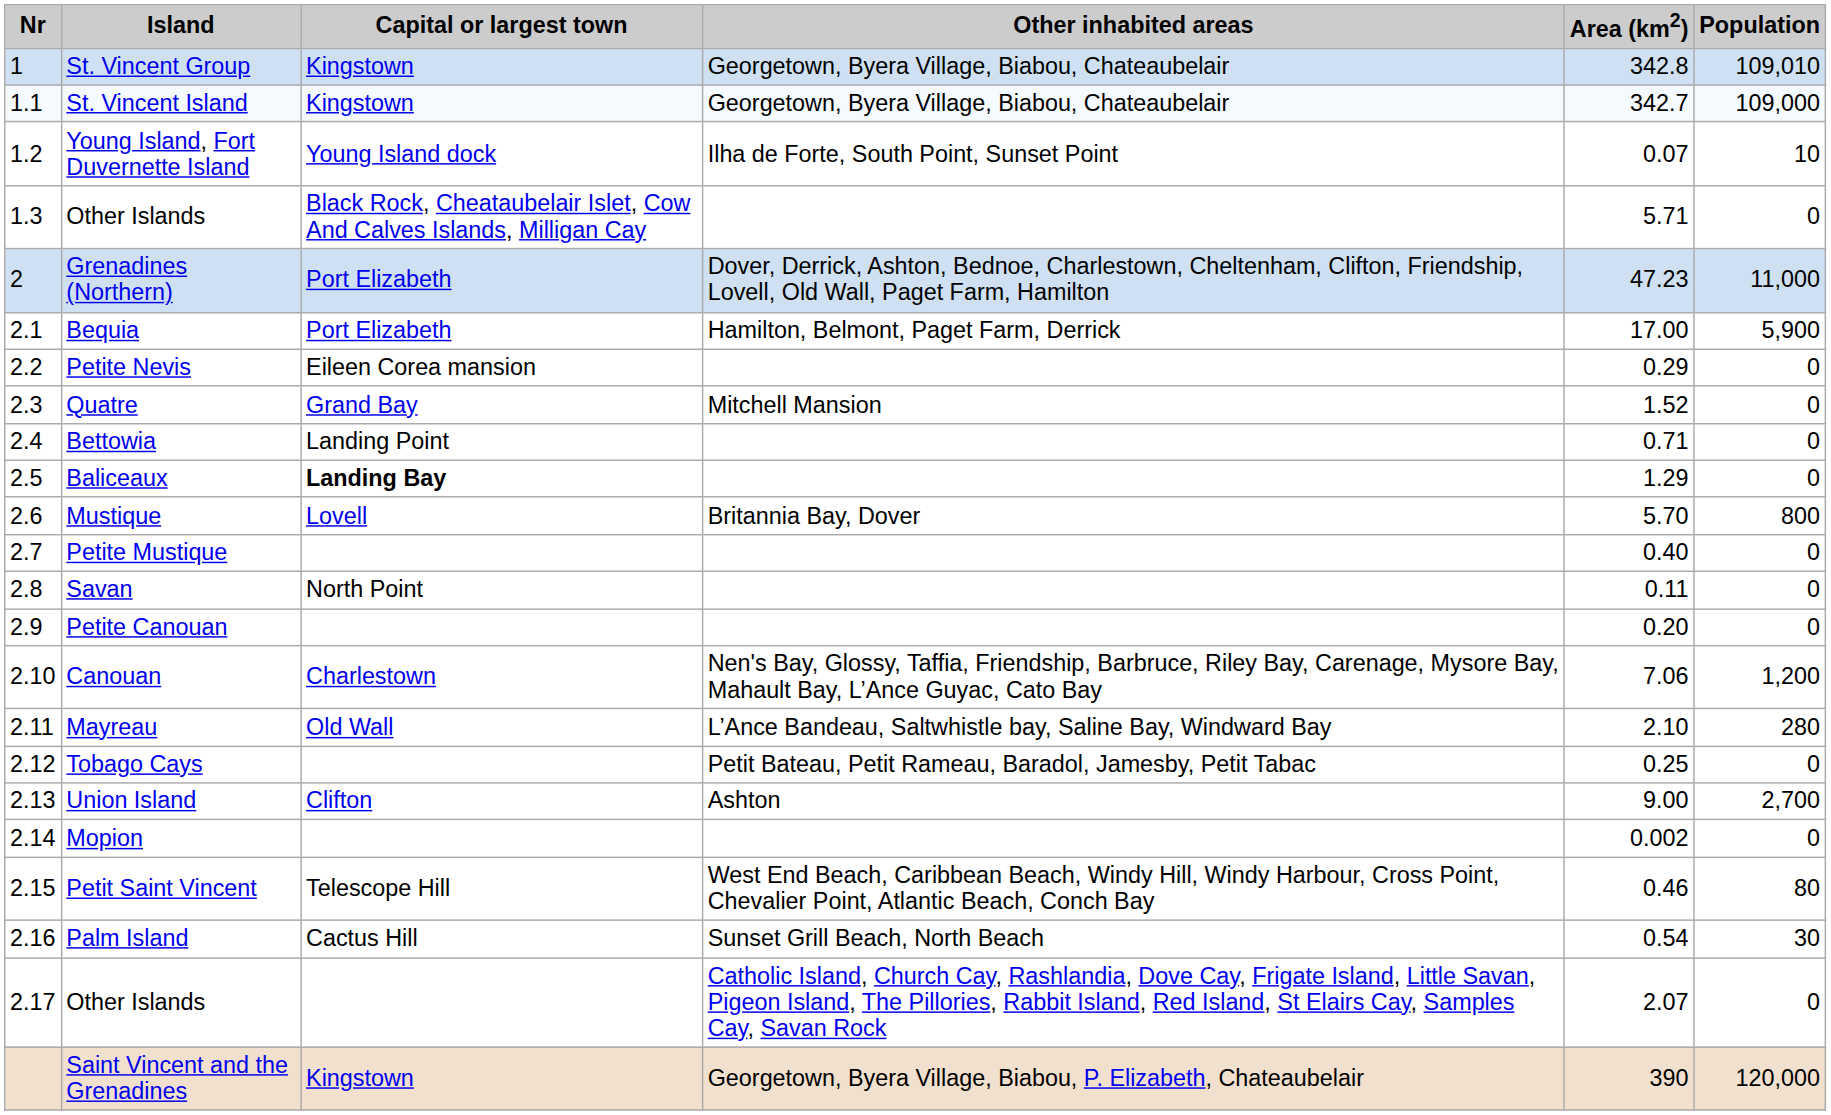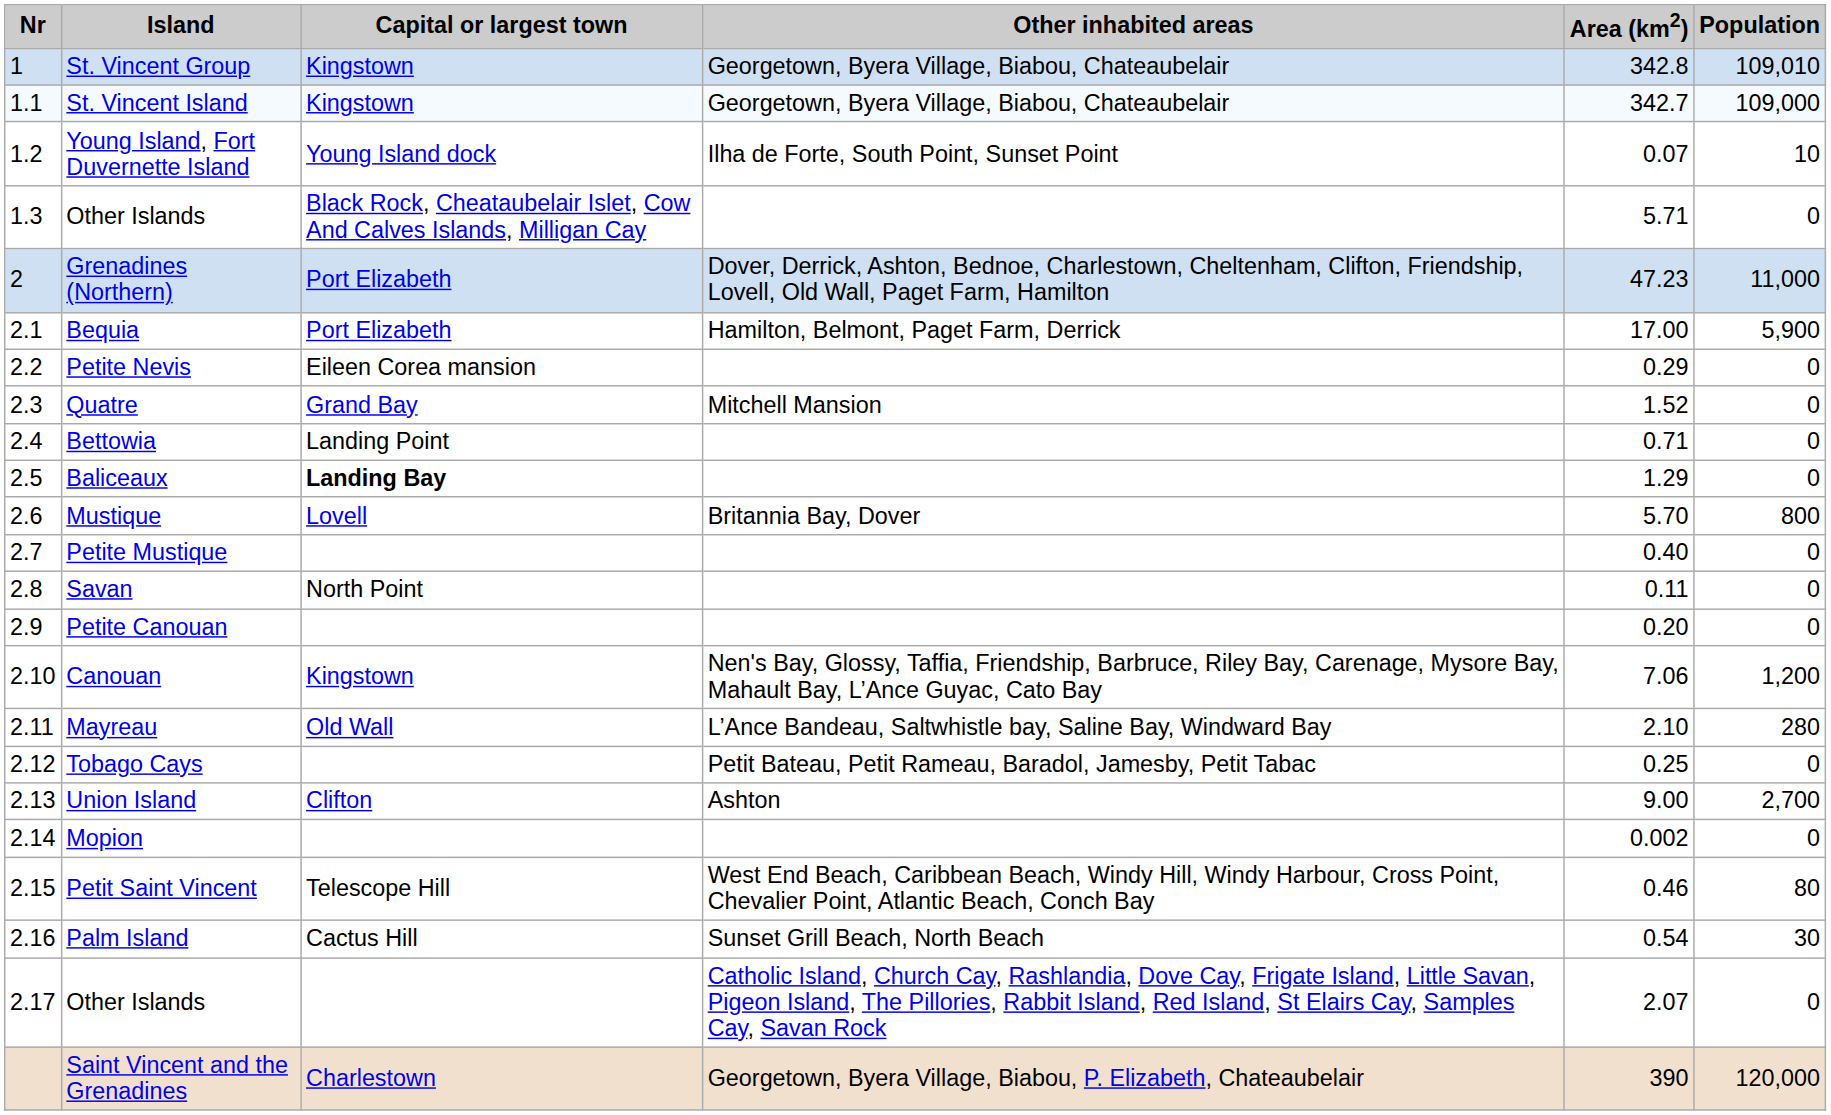(371, 677) Charlestown -> (360, 677) Kingstown
(360, 1078) Kingstown -> (371, 1078) Charlestown
